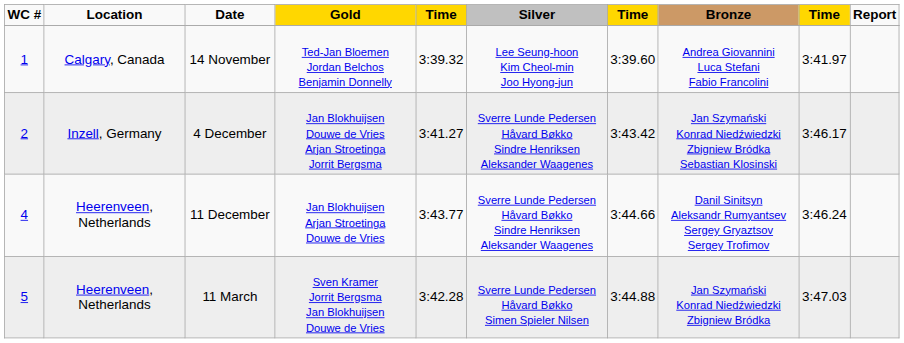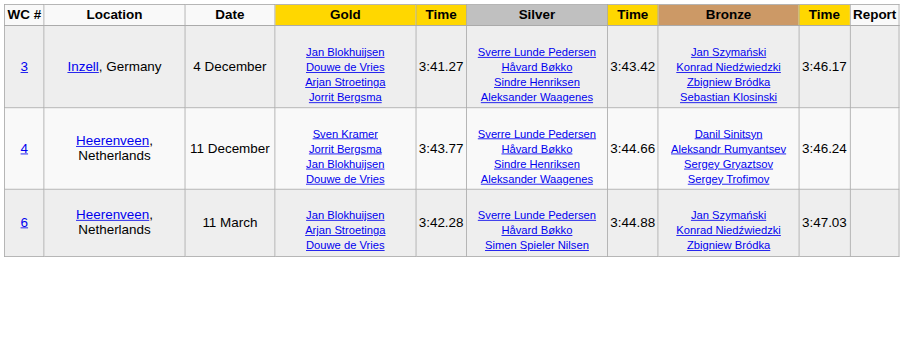- row: (230, 59)
(24, 133) 2 -> (24, 66) 3
(345, 223) Jan Blokhuijsen Arjan Stroetinga Douwe de Vries -> (345, 156) Sven Kramer Jorrit Bergsma Jan Blokhuijsen Douwe de Vries
(24, 296) 5 -> (24, 222) 6
(345, 305) Sven Kramer Jorrit Bergsma Jan Blokhuijsen Douwe de Vries -> (345, 231) Jan Blokhuijsen Arjan Stroetinga Douwe de Vries
